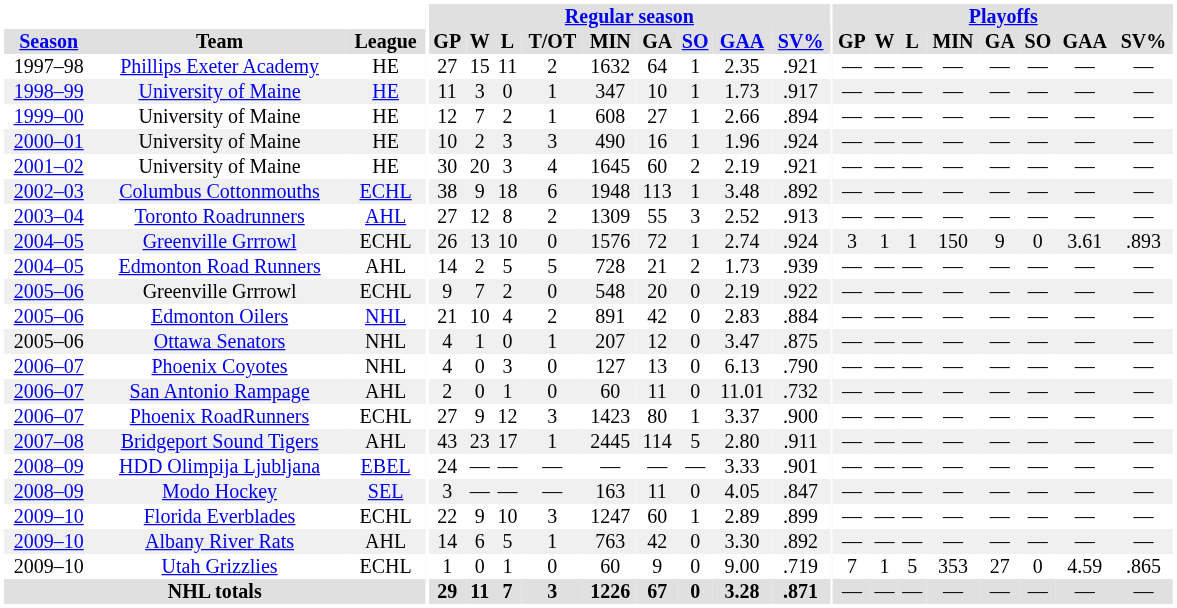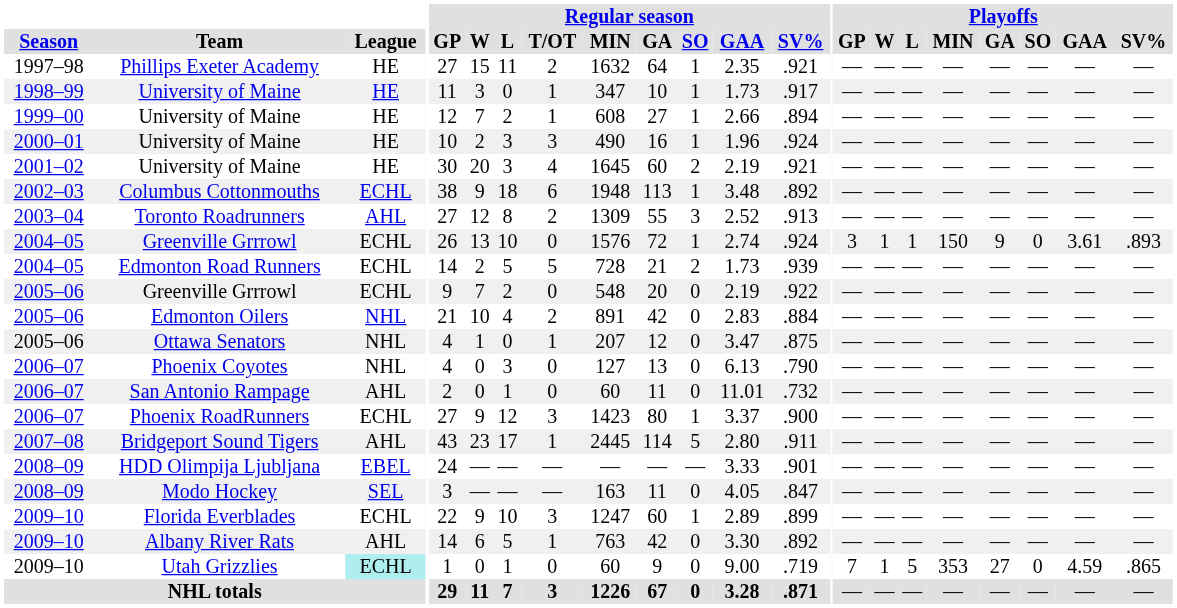(386, 266) AHL -> (386, 266) ECHL
(386, 566) no background -> (386, 566) paleturquoise background
